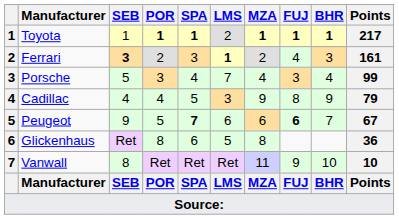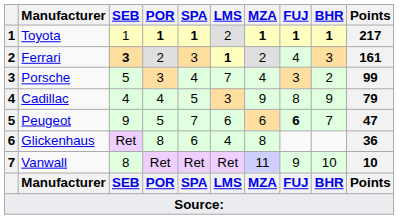(329, 78) 4 -> (329, 78) 2
(194, 120) bold -> (194, 120) normal
(370, 120) 67 -> (370, 120) 47
(228, 141) 5 -> (228, 141) 4
